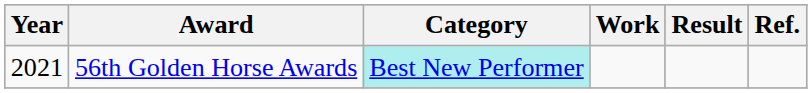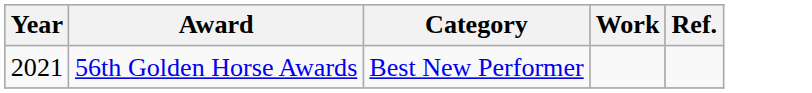- column: (707, 25)
(476, 66) paleturquoise background -> (476, 66) no background
